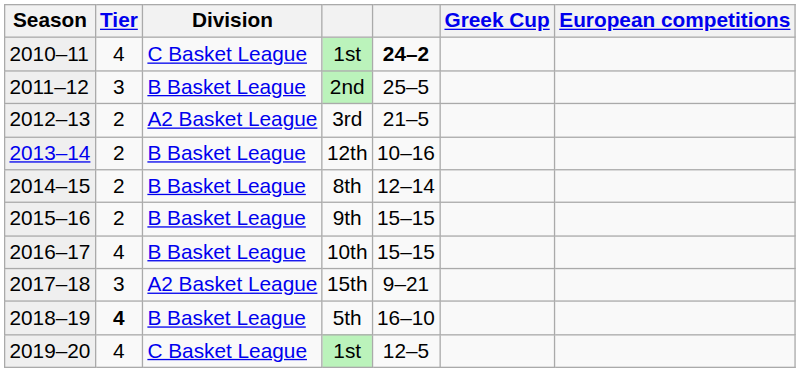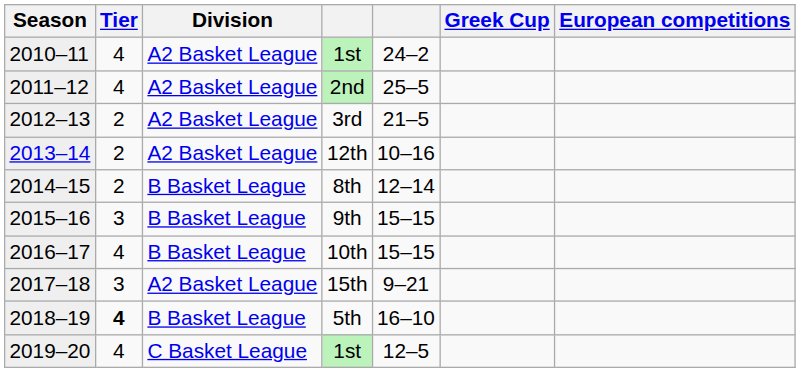(227, 53) C Basket League -> (232, 53) A2 Basket League
(406, 53) bold -> (406, 53) normal
(119, 86) 3 -> (119, 86) 4
(227, 86) B Basket League -> (232, 86) A2 Basket League
(227, 152) B Basket League -> (232, 152) A2 Basket League
(119, 218) 2 -> (119, 218) 3
